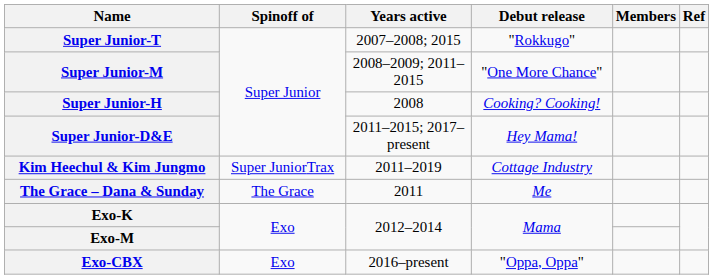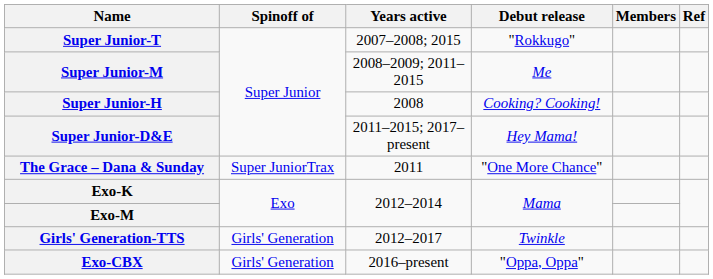(542, 71) "One More Chance" -> (542, 71) Me
- row: (112, 167)
(283, 191) The Grace -> (283, 167) Super JuniorTrax
(542, 191) Me -> (542, 167) "One More Chance"
+ row: (112, 238)
(283, 262) Exo -> (283, 262) Girls' Generation
